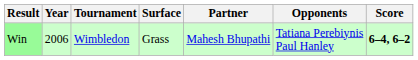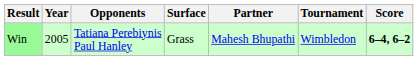columns swapped: (105, 13) <-> (320, 13)
(57, 39) 2006 -> (57, 39) 2005
